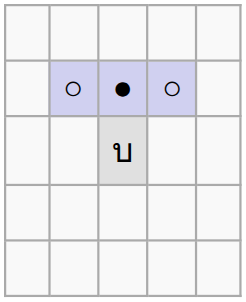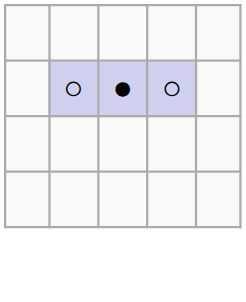- row: (73, 151)
